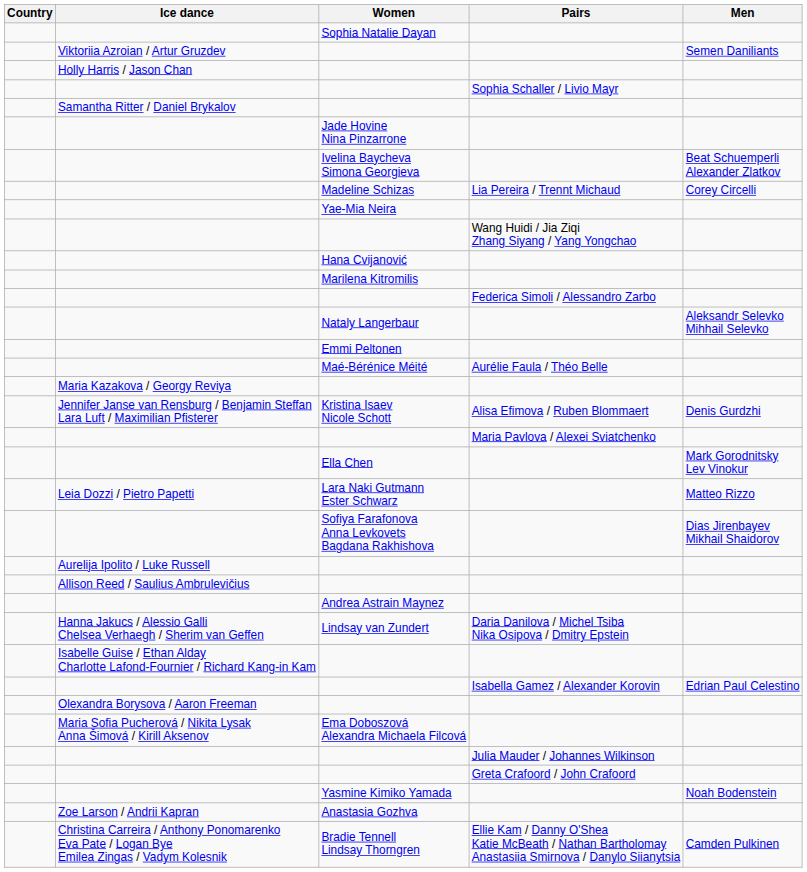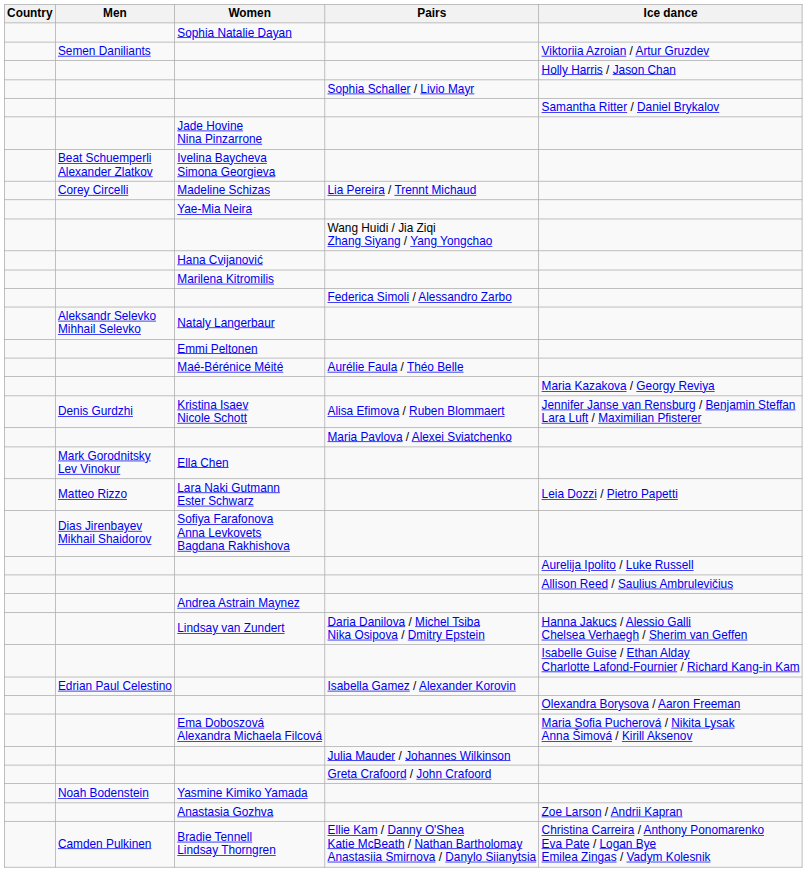columns swapped: (743, 13) <-> (187, 13)
